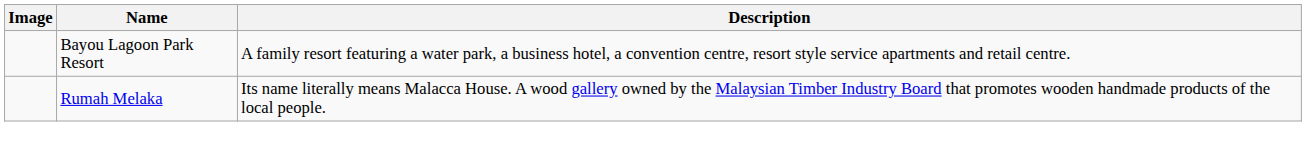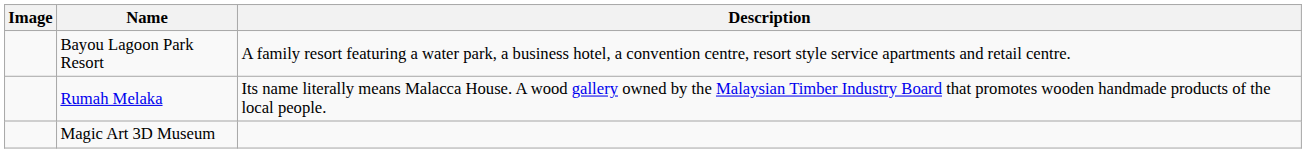+ row: (138, 134)
